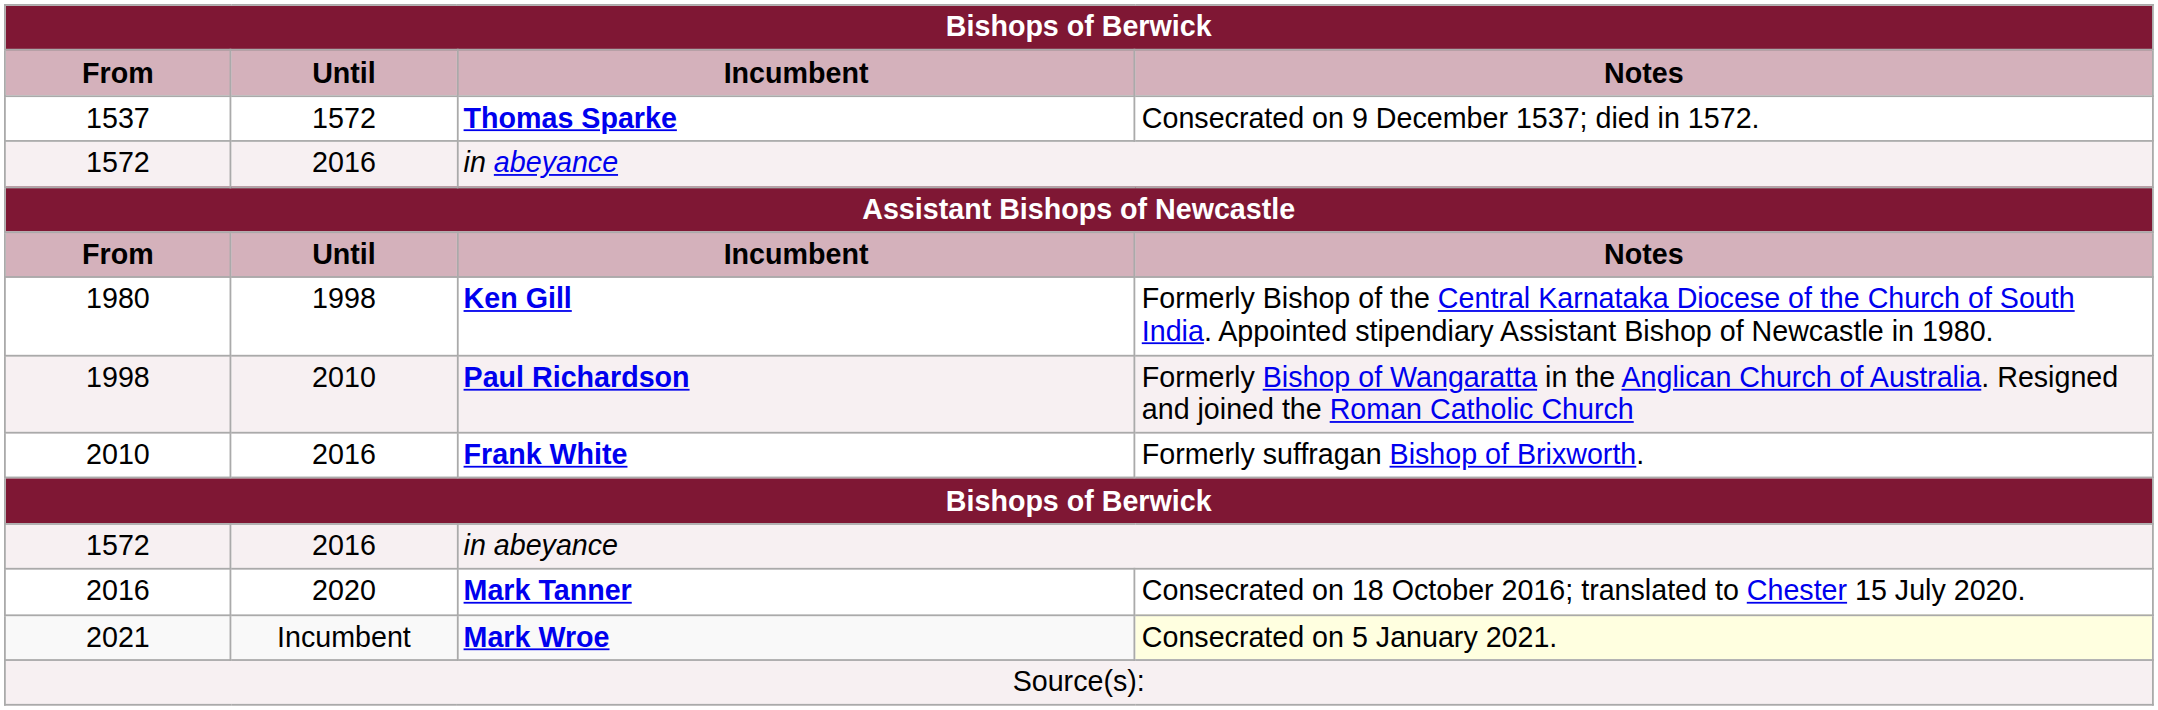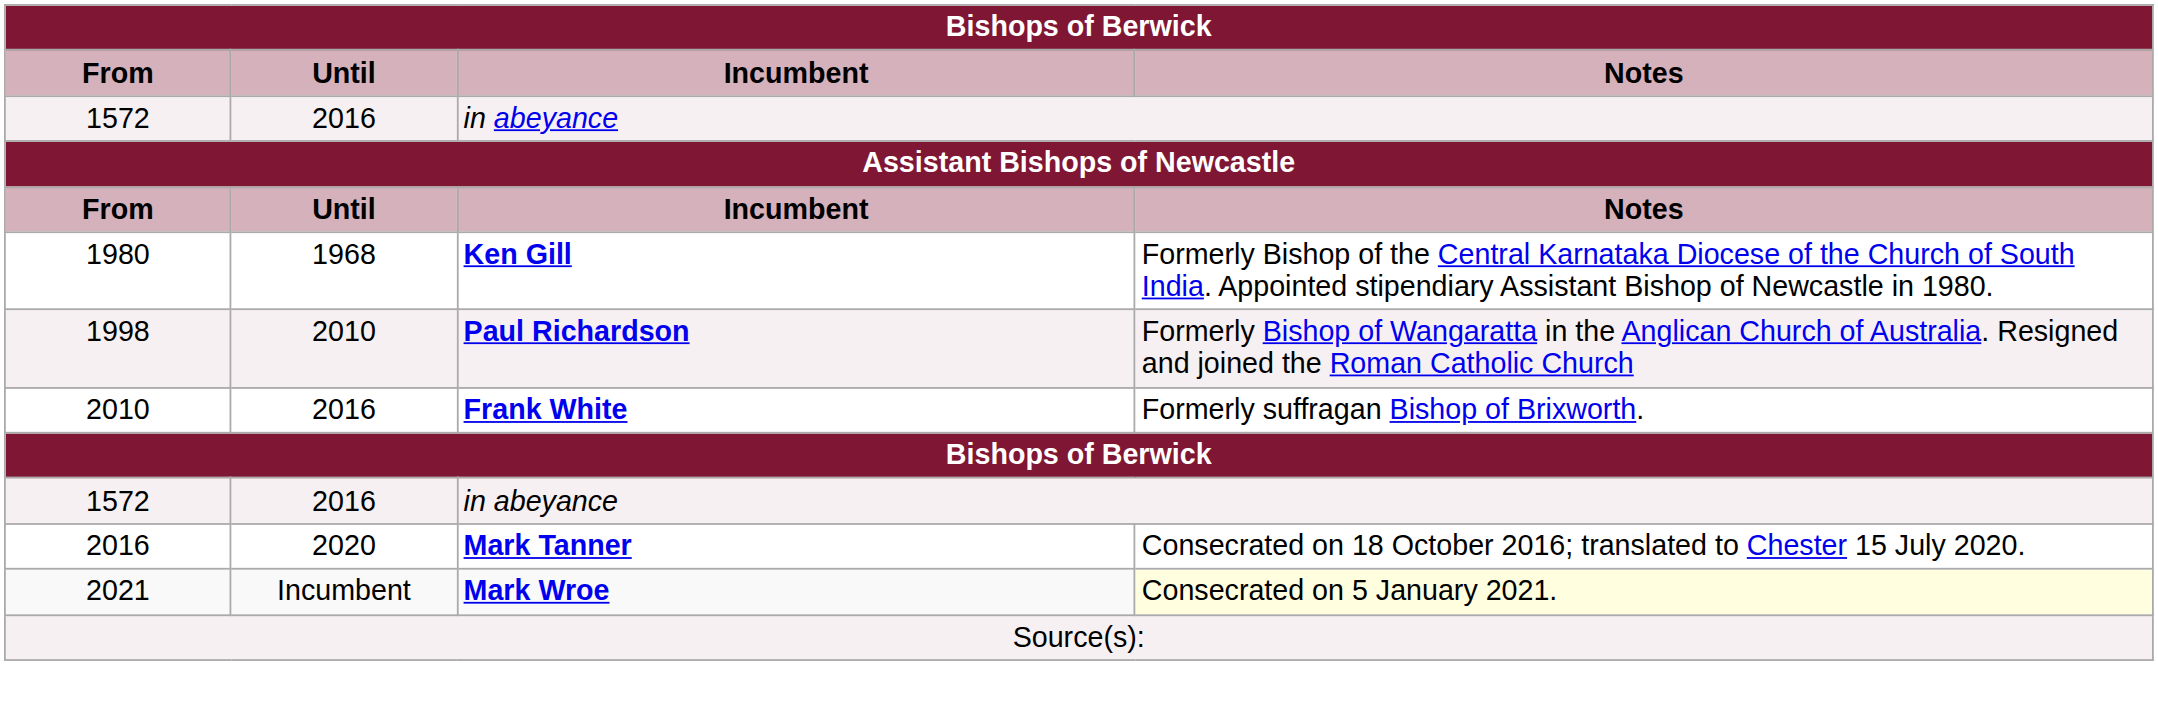- row: (118, 118)
(344, 299) 1998 -> (344, 254) 1968
